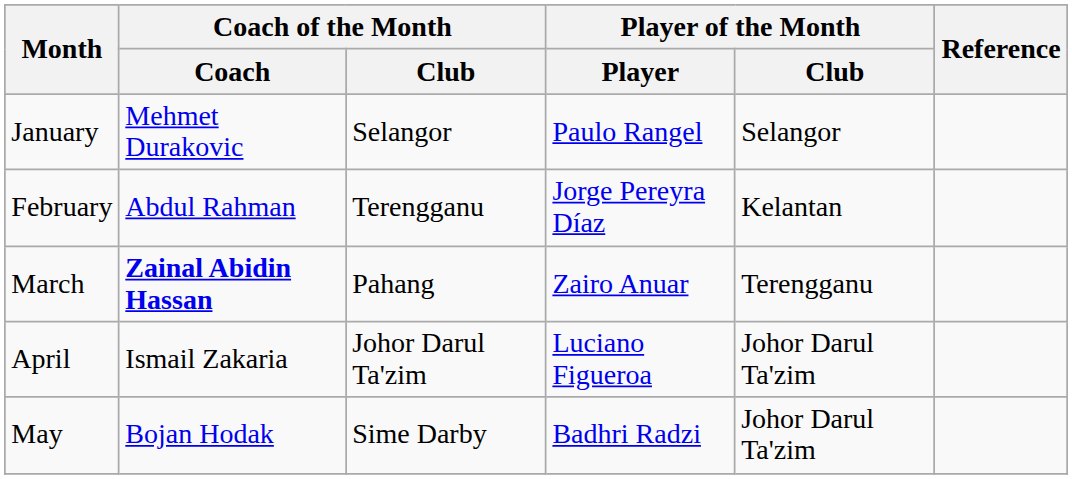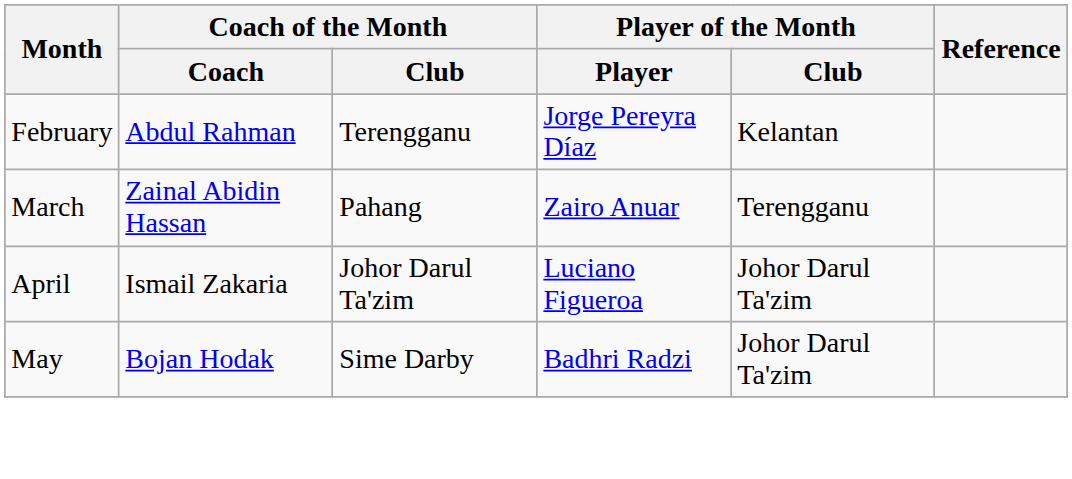- row: (55, 131)
(208, 283) bold -> (203, 207) normal
